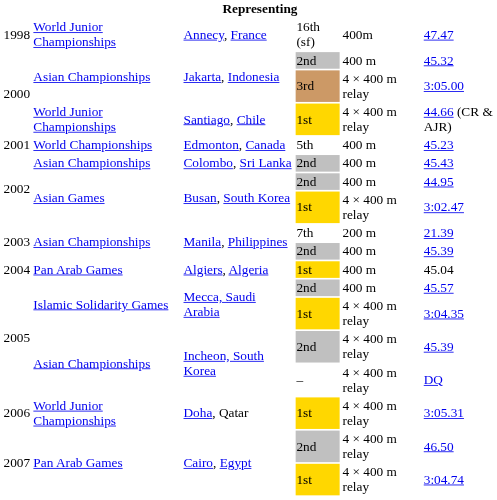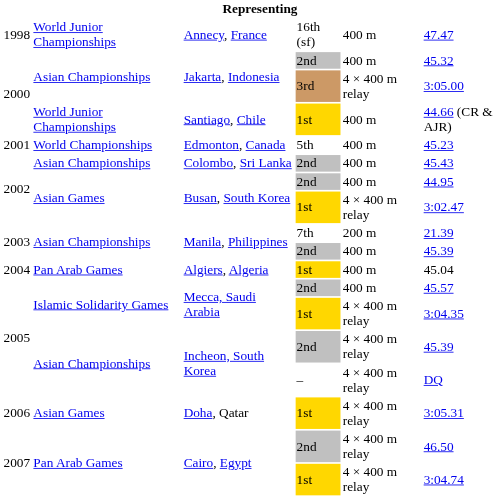(358, 34) 400m -> (360, 34) 400 m
(370, 119) 4 × 400 m relay -> (360, 119) 400 m
(75, 413) World Junior Championships -> (69, 413) Asian Games
